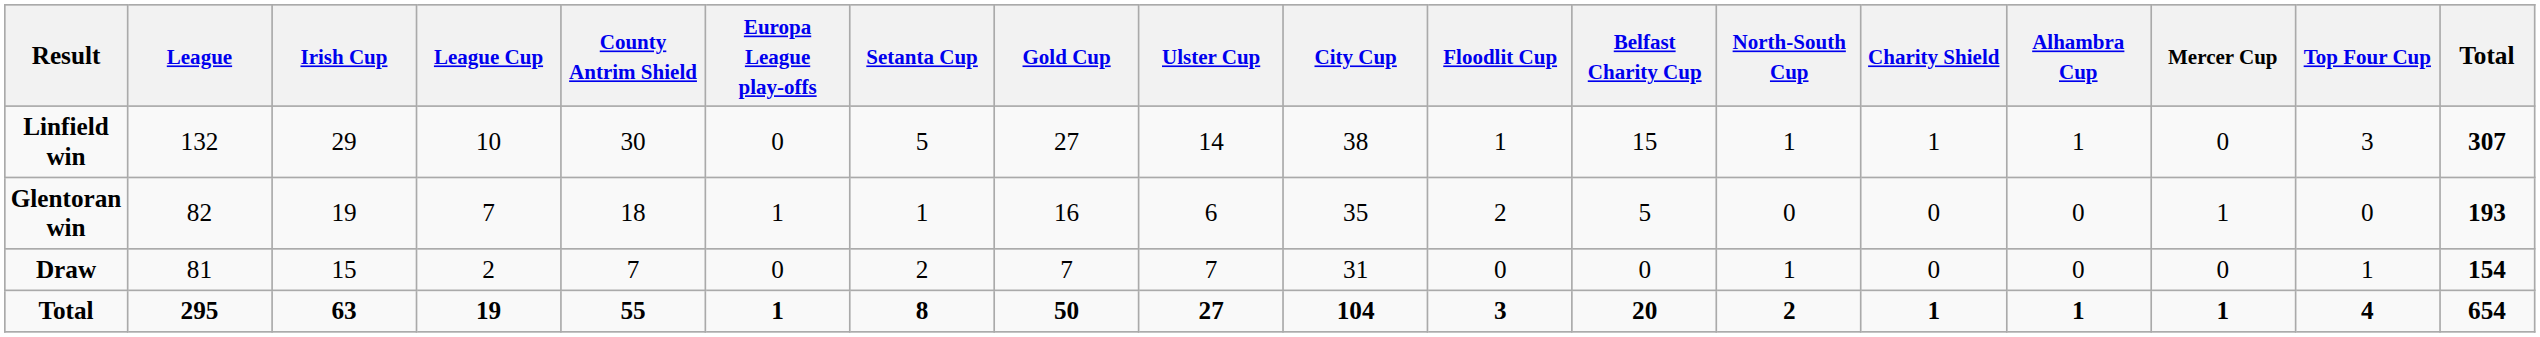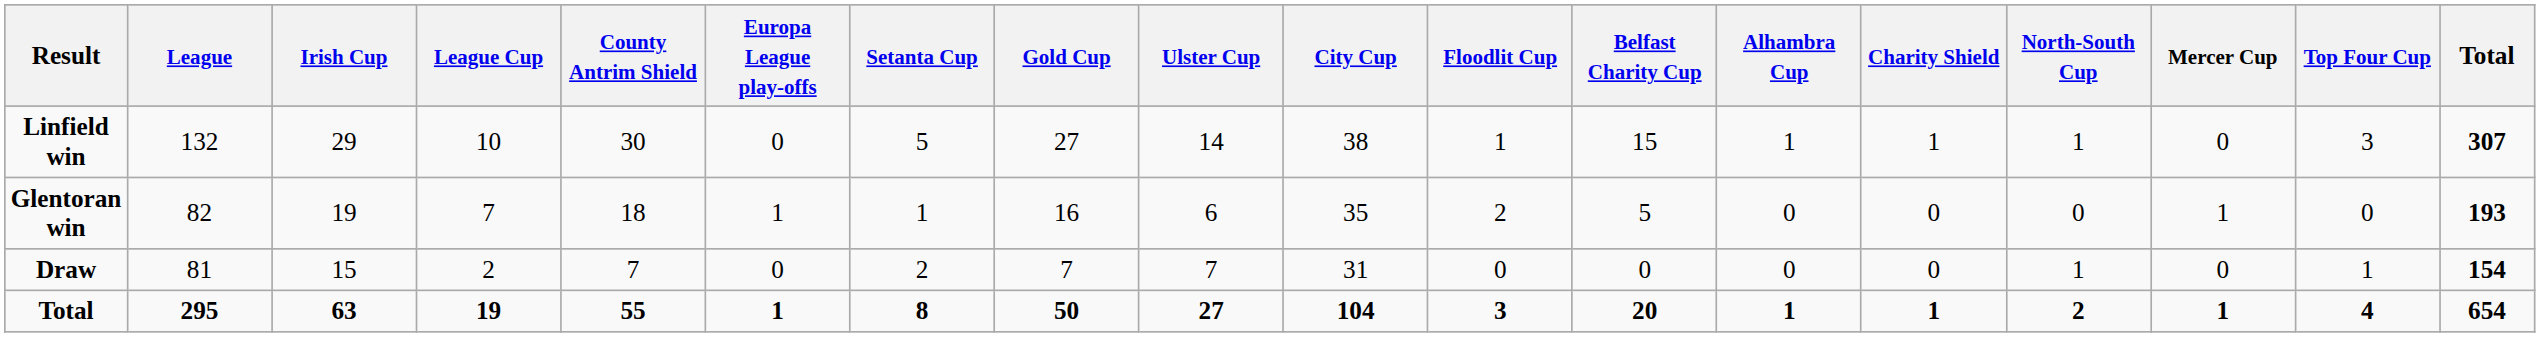columns swapped: (1789, 57) <-> (2078, 57)
